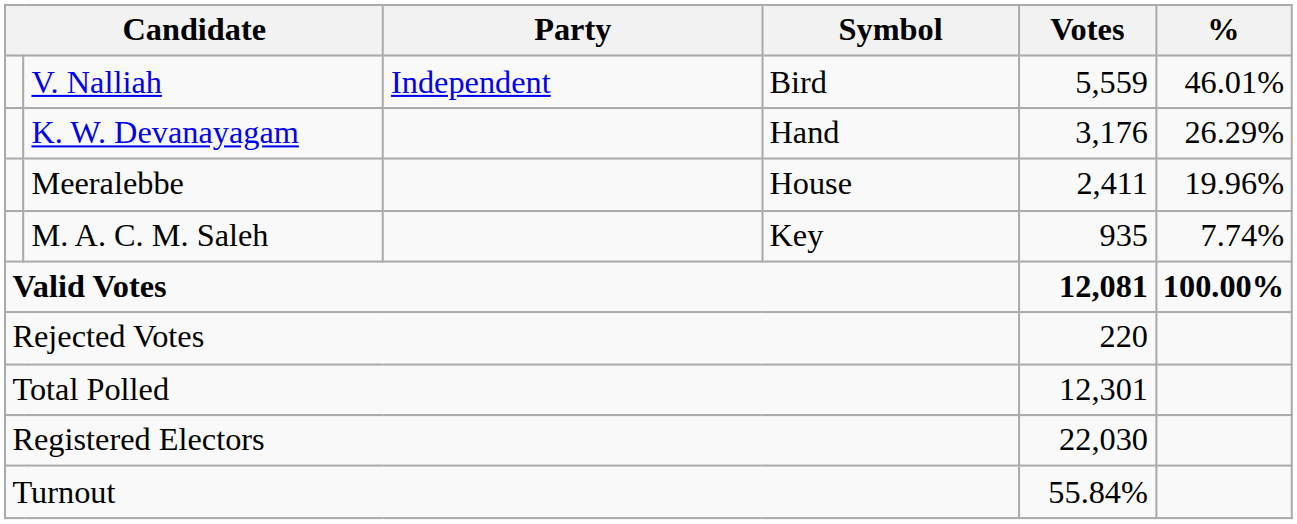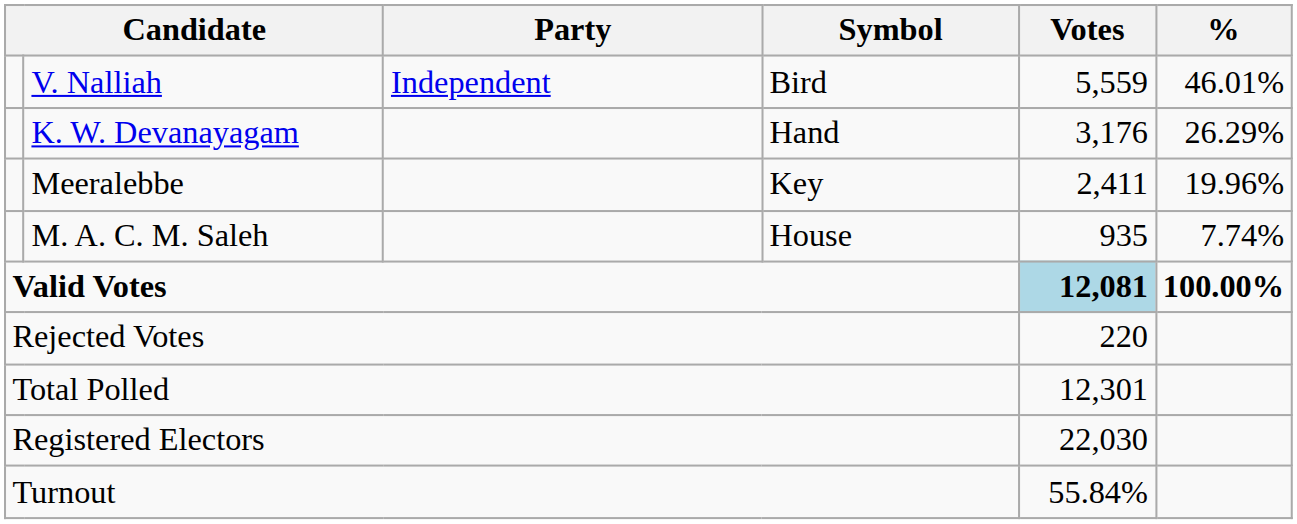(811, 183) House -> (796, 183) Key
(796, 235) Key -> (811, 235) House
(1104, 286) no background -> (1104, 286) lightblue background
